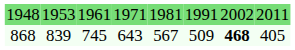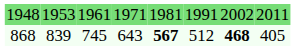(166, 35) normal -> (166, 35) bold
(201, 35) 509 -> (201, 35) 512
